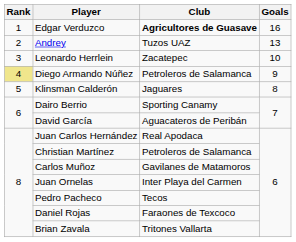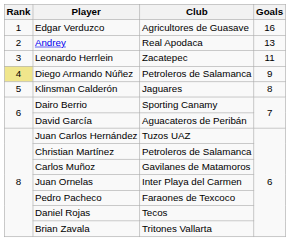(199, 27) bold -> (195, 27) normal
(166, 43) Tuzos UAZ -> (172, 43) Real Apodaca
(275, 58) 10 -> (270, 58) 11
(172, 136) Real Apodaca -> (166, 136) Tuzos UAZ
(155, 197) Tecos -> (189, 197) Faraones de Texcoco
(189, 213) Faraones de Texcoco -> (155, 213) Tecos
